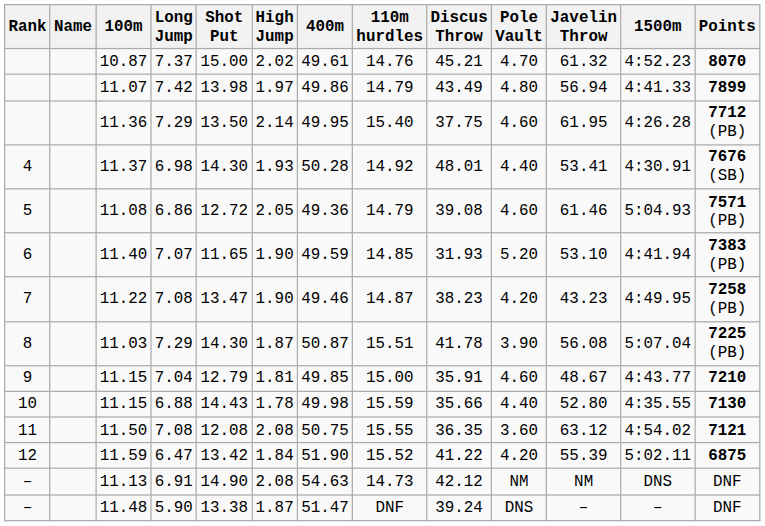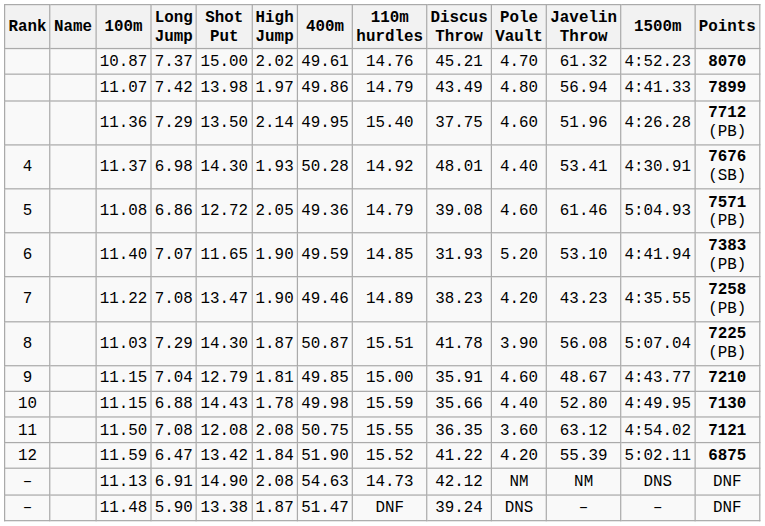(584, 123) 61.95 -> (584, 123) 51.96
(390, 299) 14.87 -> (390, 299) 14.89
(658, 299) 4:49.95 -> (658, 299) 4:35.55
(658, 404) 4:35.55 -> (658, 404) 4:49.95
